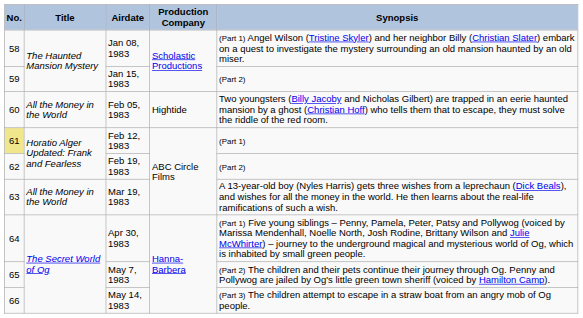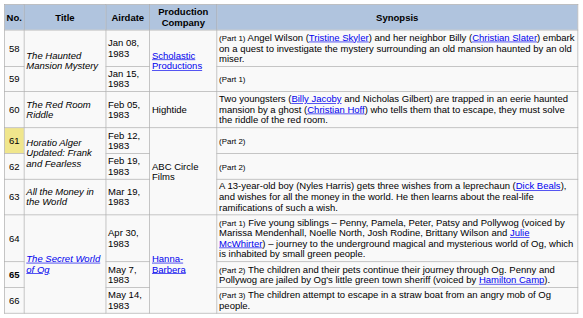(232, 80) (Part 2) -> (232, 80) (Part 1)
(60, 110) All the Money in the World -> (59, 110) The Red Room Riddle
(232, 142) (Part 1) -> (232, 142) (Part 2)
(14, 275) normal -> (14, 275) bold
